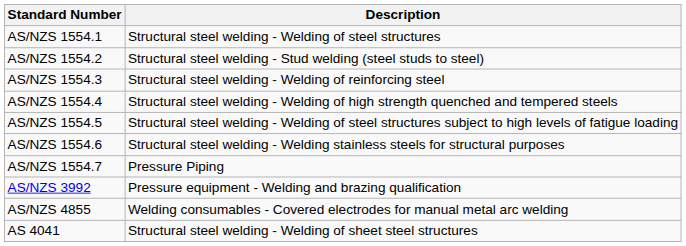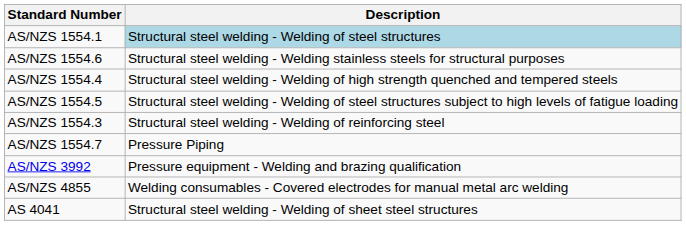(284, 36) no background -> (284, 36) lightblue background
- row: (55, 58)
rows swapped: (55, 79) <-> (55, 144)
